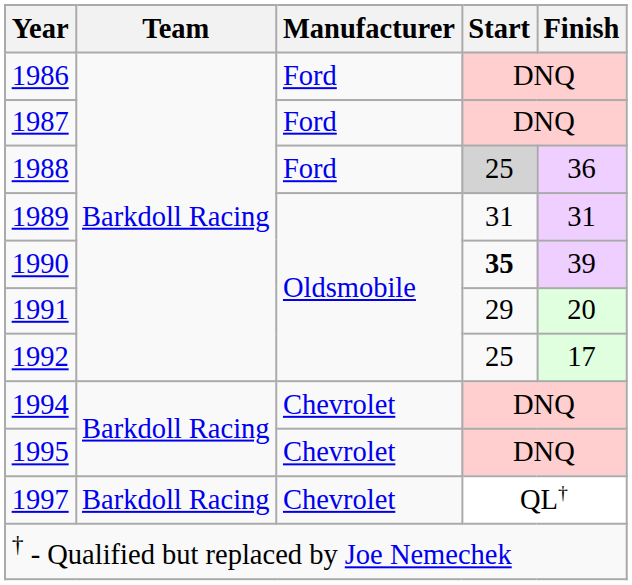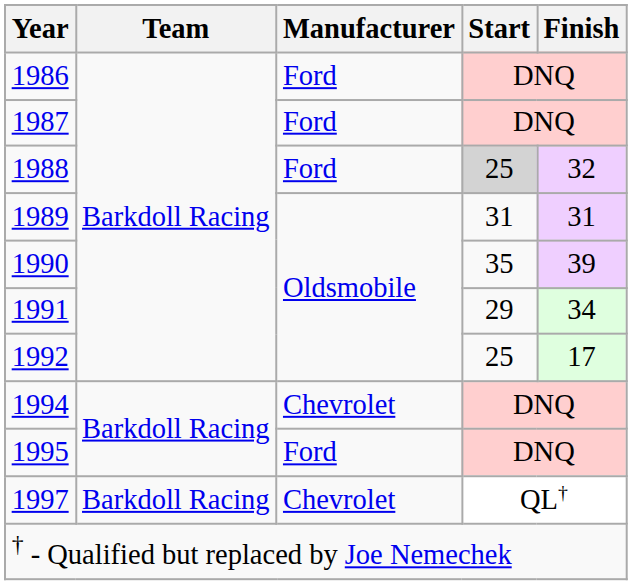(581, 169) 36 -> (581, 169) 32
(499, 263) bold -> (499, 263) normal
(581, 310) 20 -> (581, 310) 34
(339, 451) Chevrolet -> (310, 451) Ford
